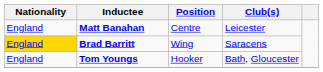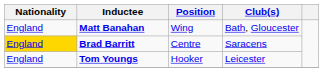(186, 28) Centre -> (182, 28) Wing
(245, 28) Leicester -> (262, 28) Bath, Gloucester
(182, 43) Wing -> (186, 43) Centre
(262, 59) Bath, Gloucester -> (245, 59) Leicester
